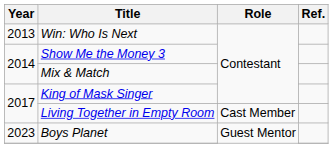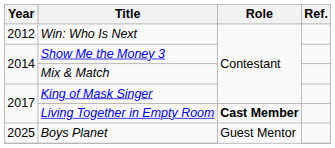(21, 34) 2013 -> (21, 34) 2012
(258, 113) normal -> (259, 113) bold
(21, 133) 2023 -> (21, 133) 2025
